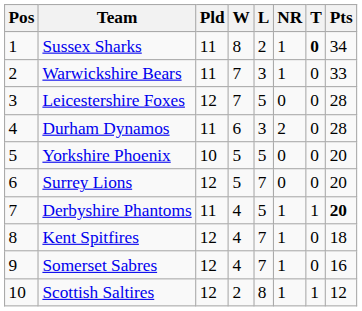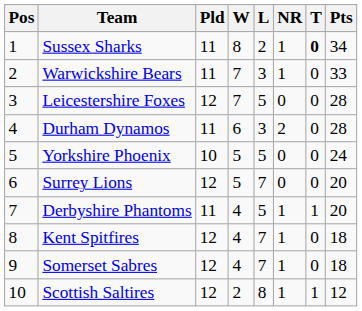(338, 155) 20 -> (338, 155) 24
(338, 210) bold -> (338, 210) normal
(338, 264) 16 -> (338, 264) 18
